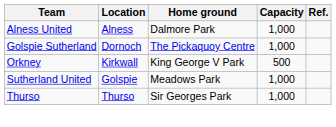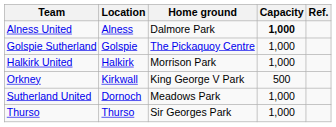(282, 29) normal -> (282, 29) bold
(121, 46) Dornoch -> (119, 46) Golspie
+ row: (40, 63)
(119, 79) Golspie -> (121, 96) Dornoch
